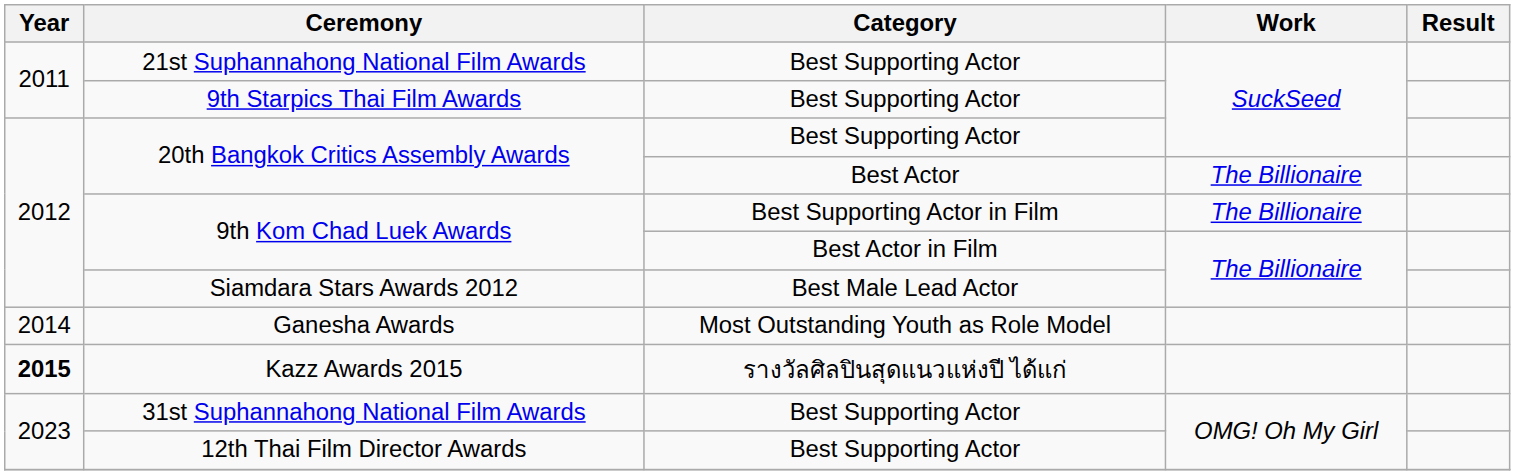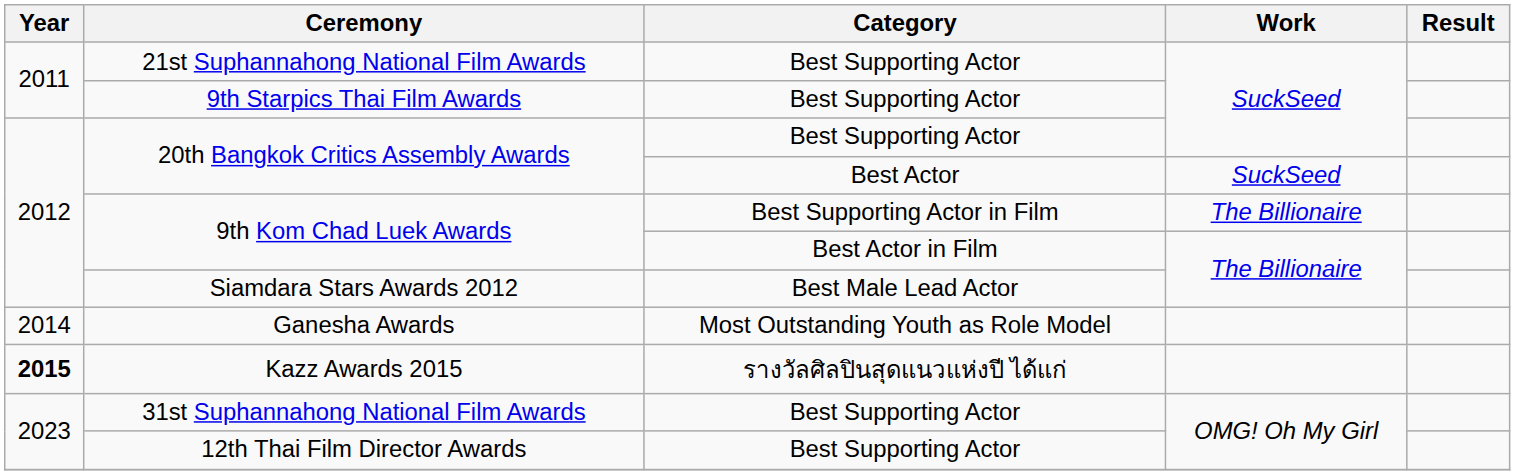(1286, 174) The Billionaire -> (1286, 174) SuckSeed
